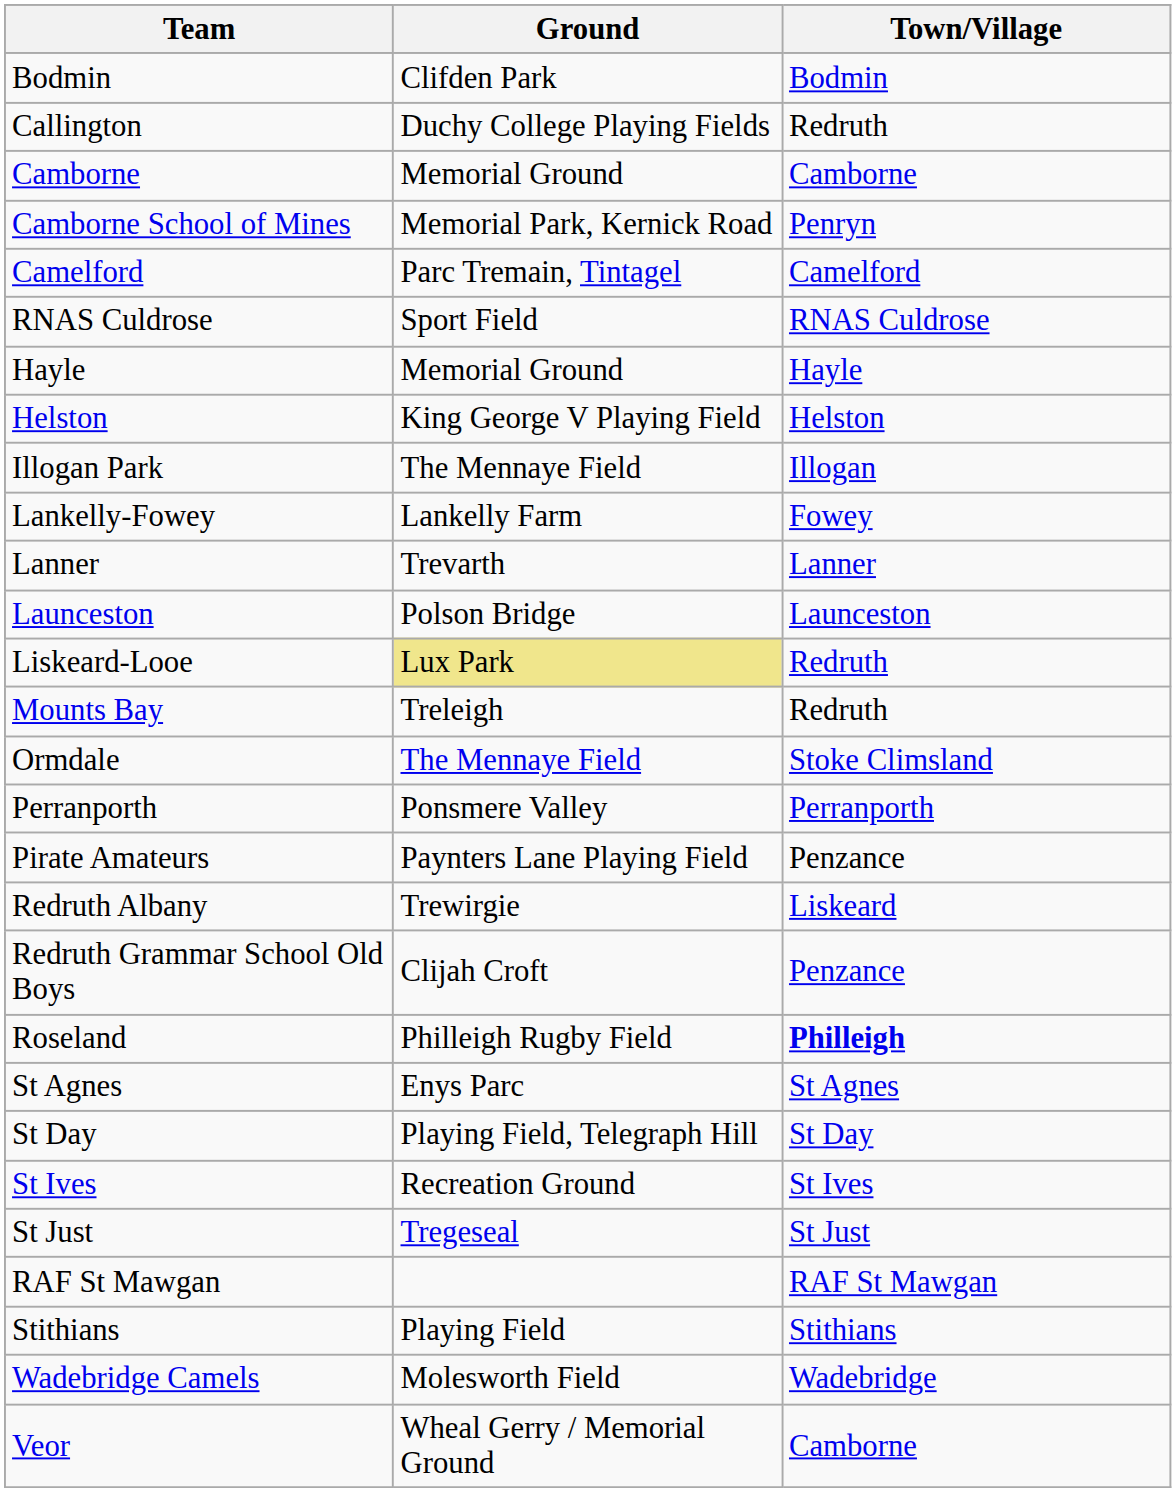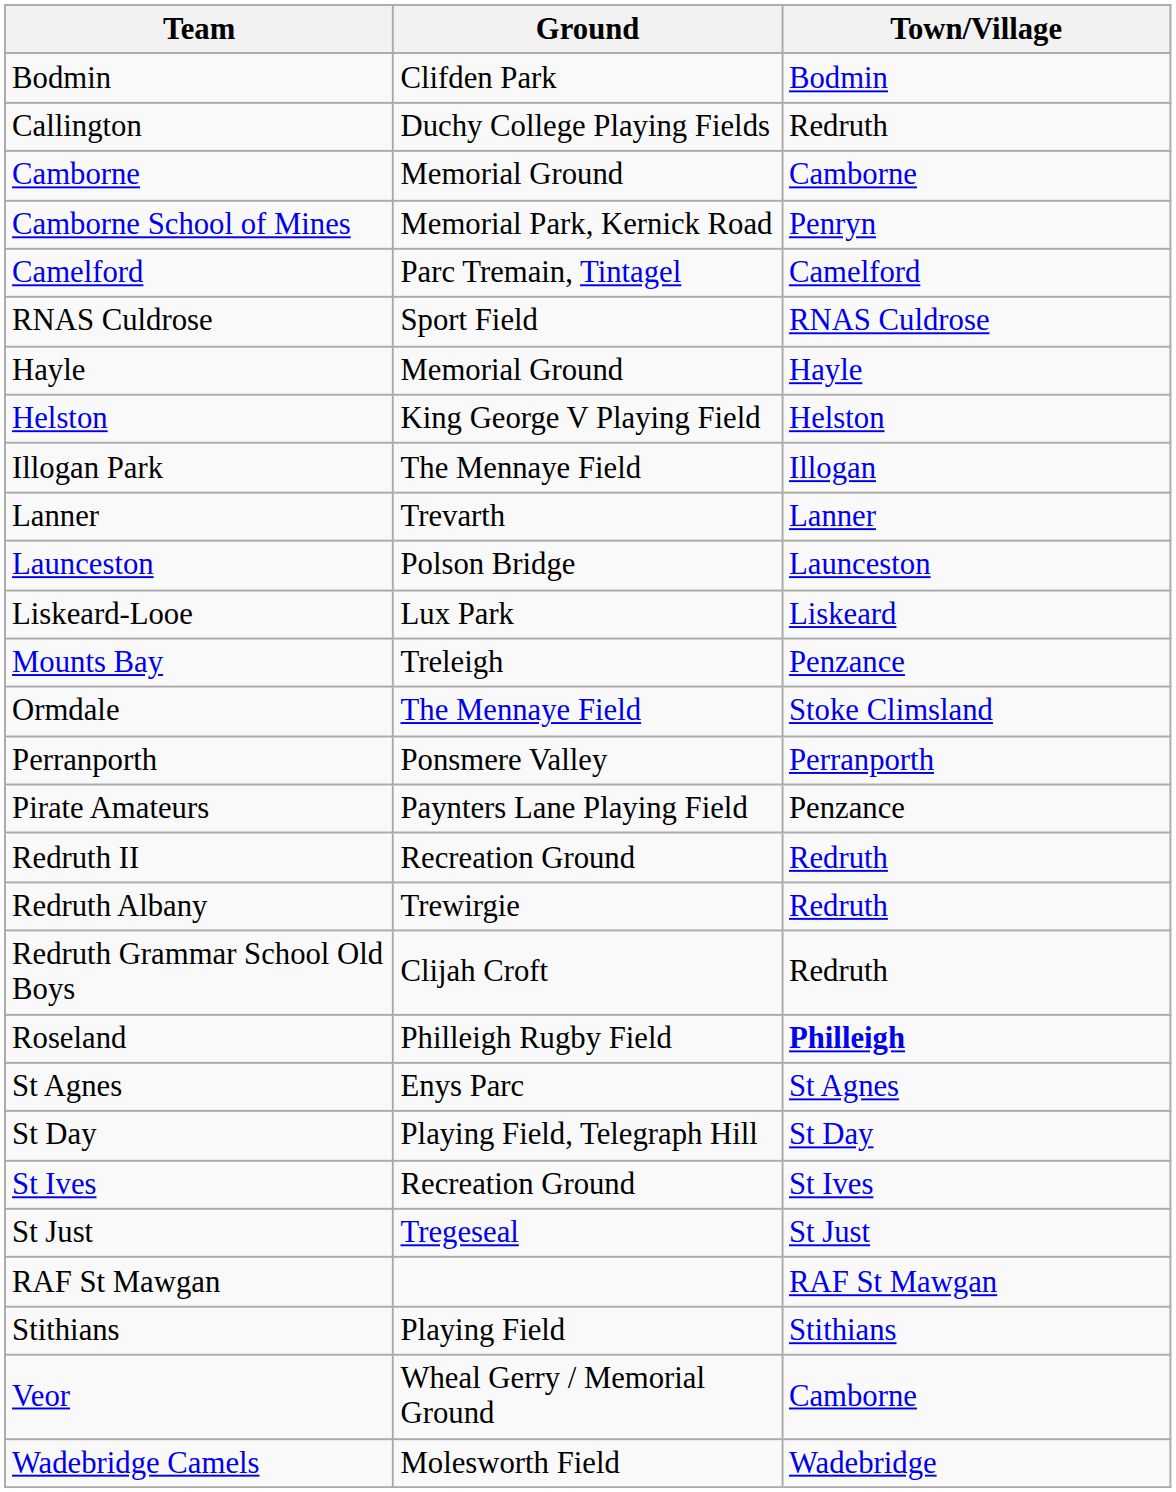- row: (114, 516)
(457, 662) khaki background -> (457, 613) no background
(838, 662) Redruth -> (843, 613) Liskeard
(838, 710) Redruth -> (847, 662) Penzance
+ row: (76, 857)
(843, 905) Liskeard -> (838, 905) Redruth
(847, 971) Penzance -> (838, 971) Redruth
rows swapped: (41, 1444) <-> (136, 1378)
